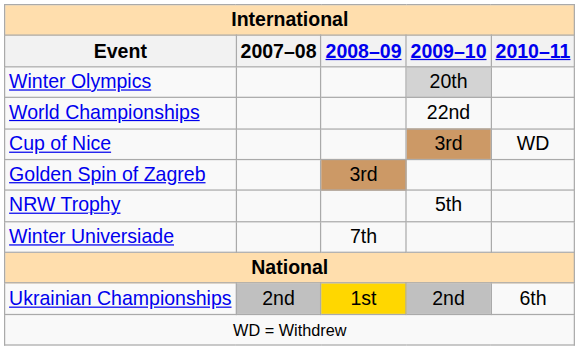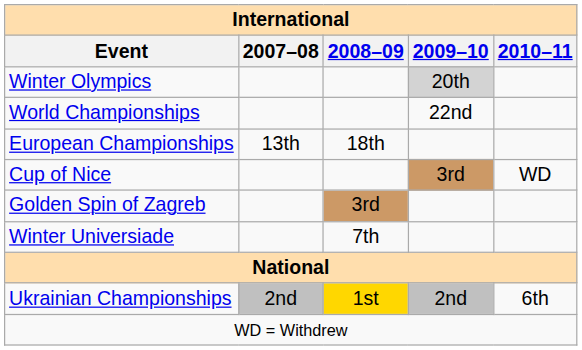+ row: (121, 143)
- row: (65, 205)
